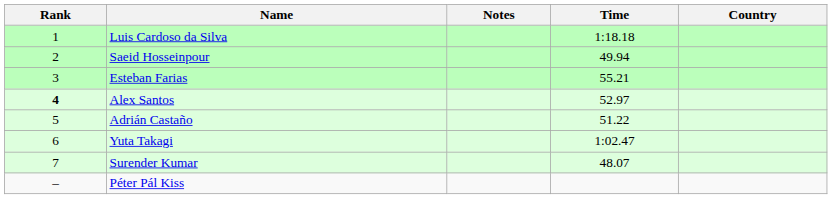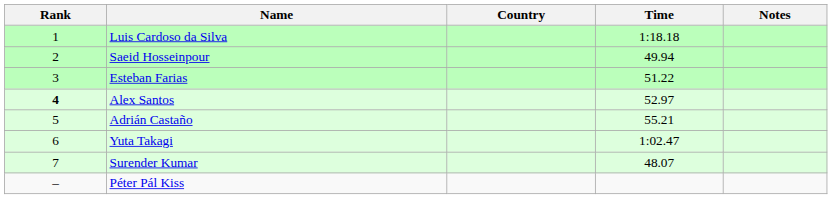columns swapped: (753, 15) <-> (499, 15)
(615, 78) 55.21 -> (659, 78) 51.22
(615, 120) 51.22 -> (659, 120) 55.21
